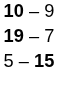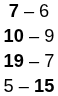+ row: (29, 11)
